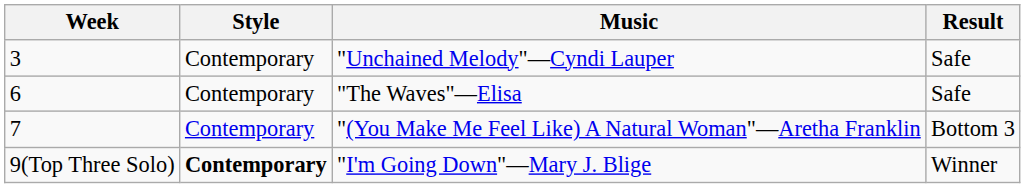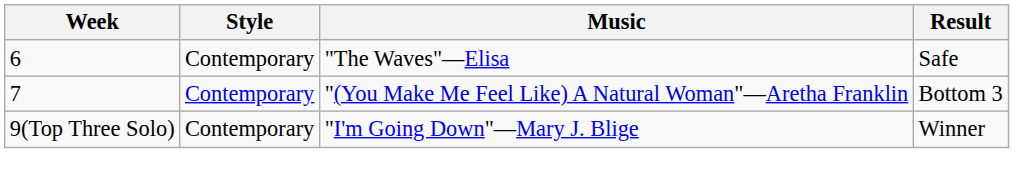- row: (505, 57)
(256, 164) bold -> (250, 128) normal
